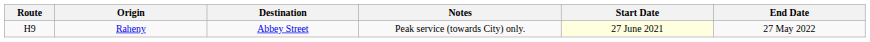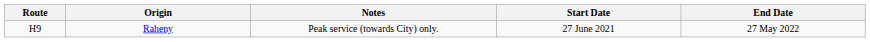- column: (283, 12)
(637, 29) lightyellow background -> (589, 29) no background
